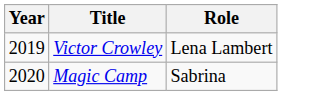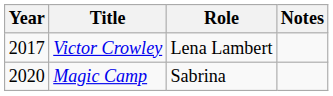+ column: (302, 18)
(27, 47) 2019 -> (27, 47) 2017
